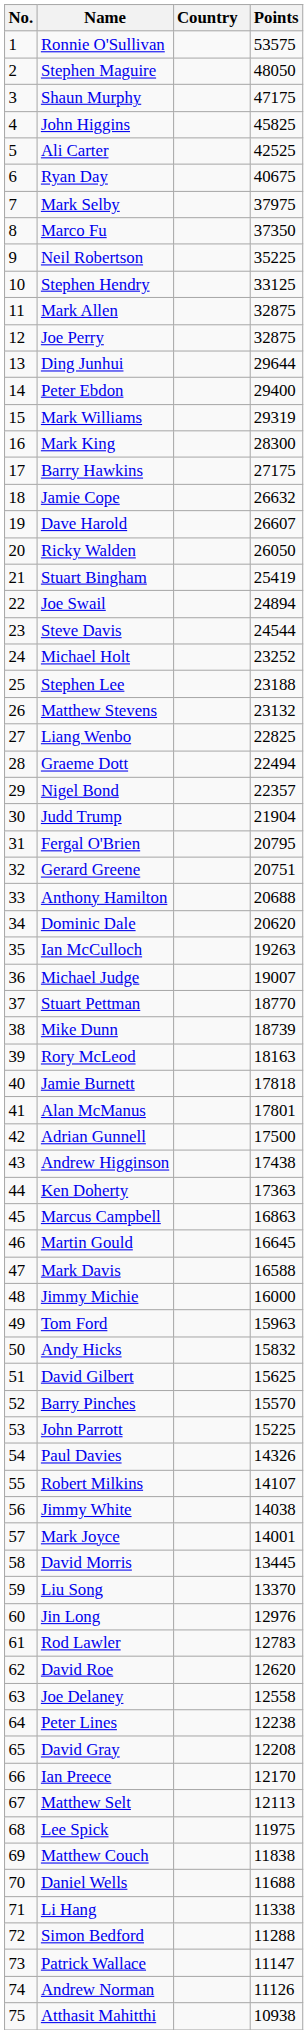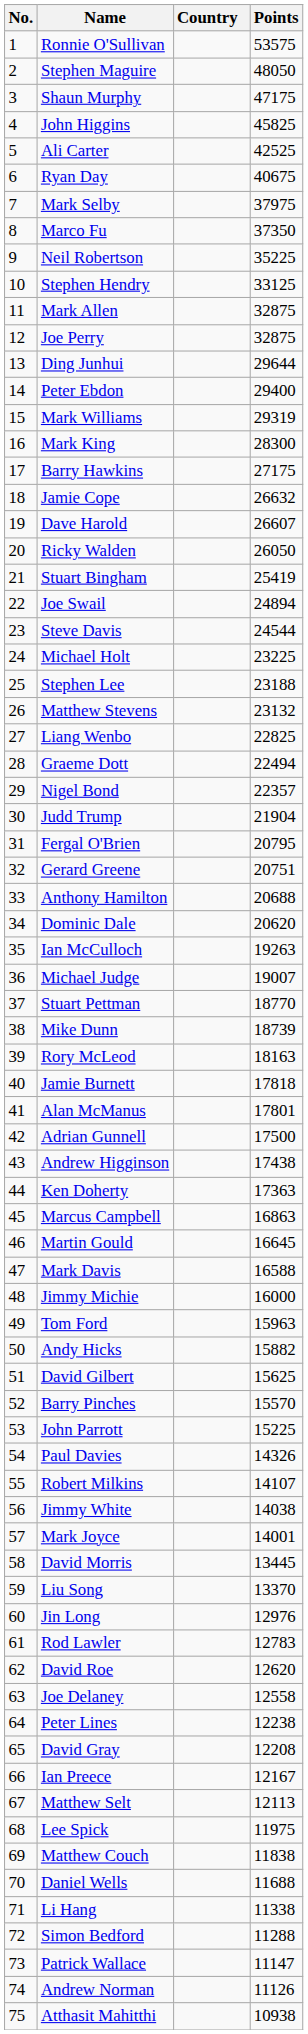(275, 657) 23252 -> (275, 657) 23225
(275, 1350) 15832 -> (275, 1350) 15882
(275, 1776) 12170 -> (275, 1776) 12167
